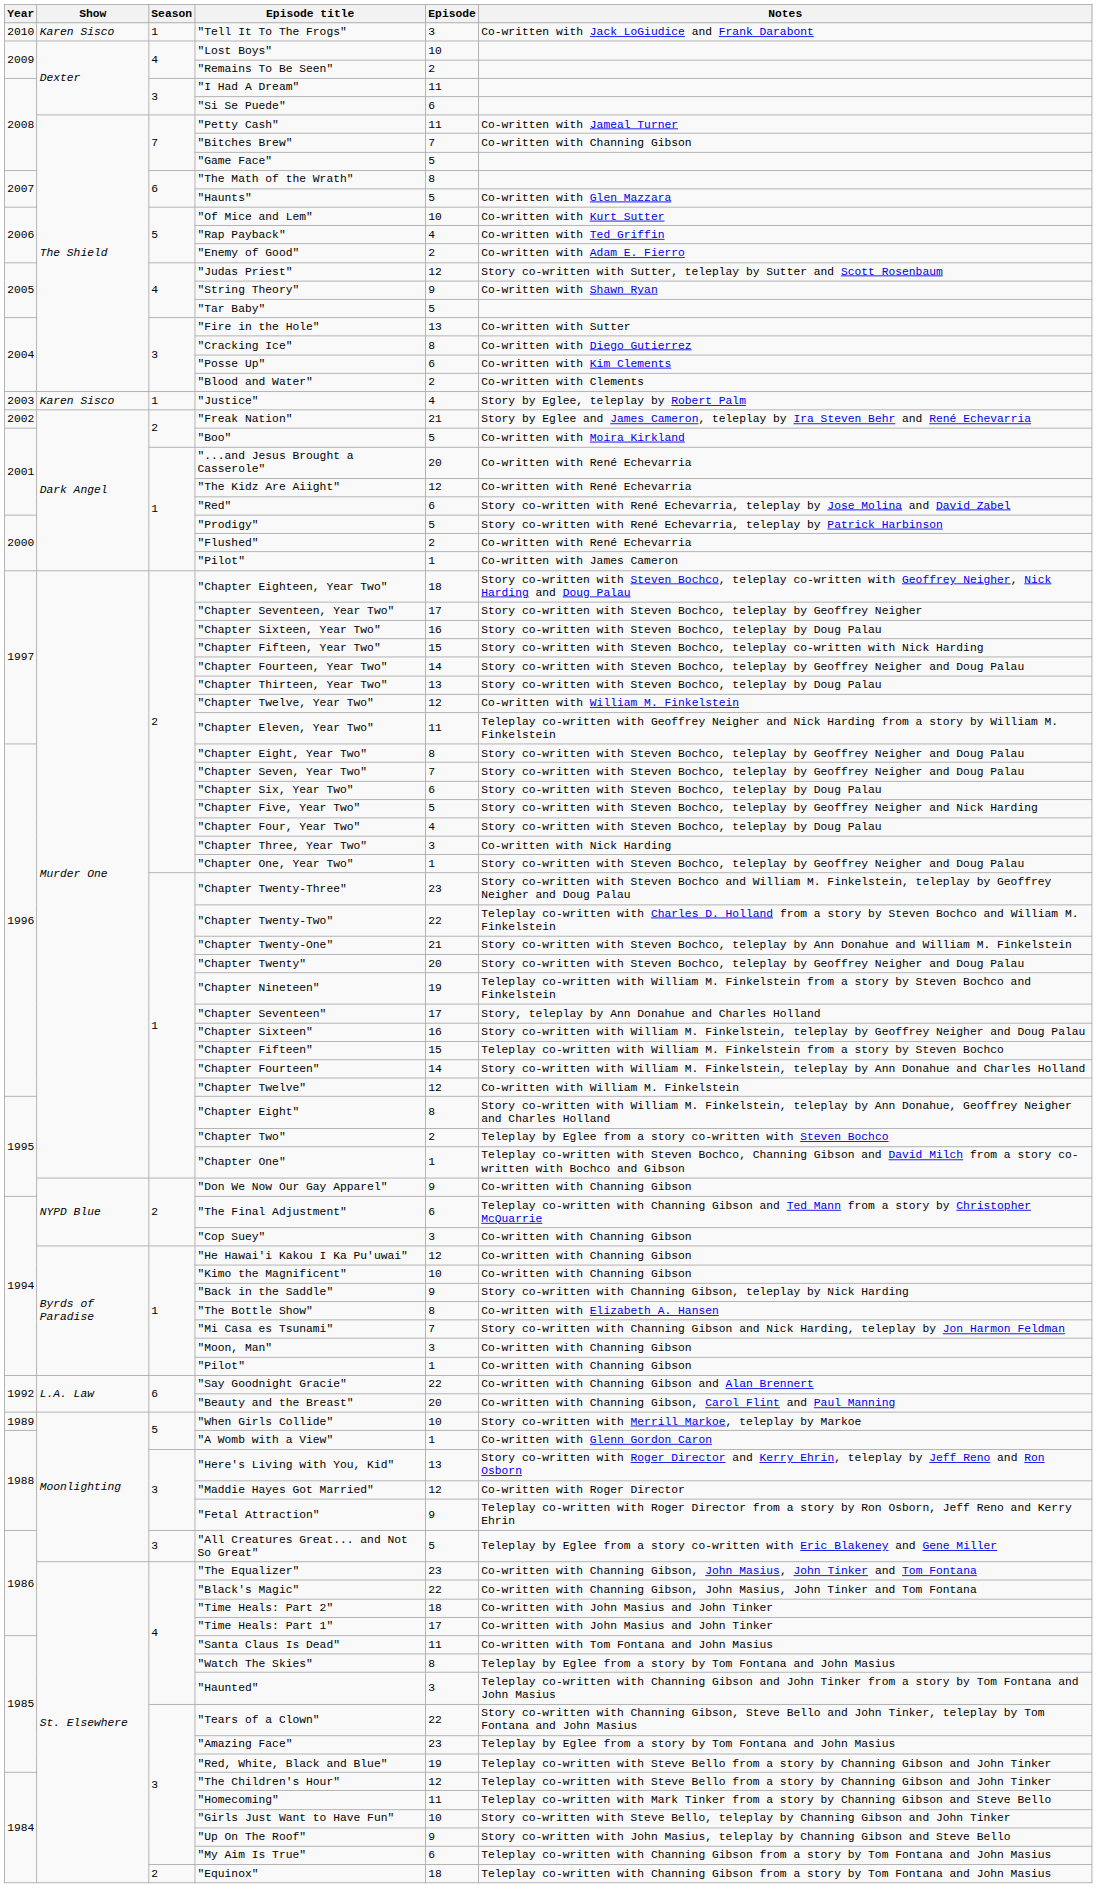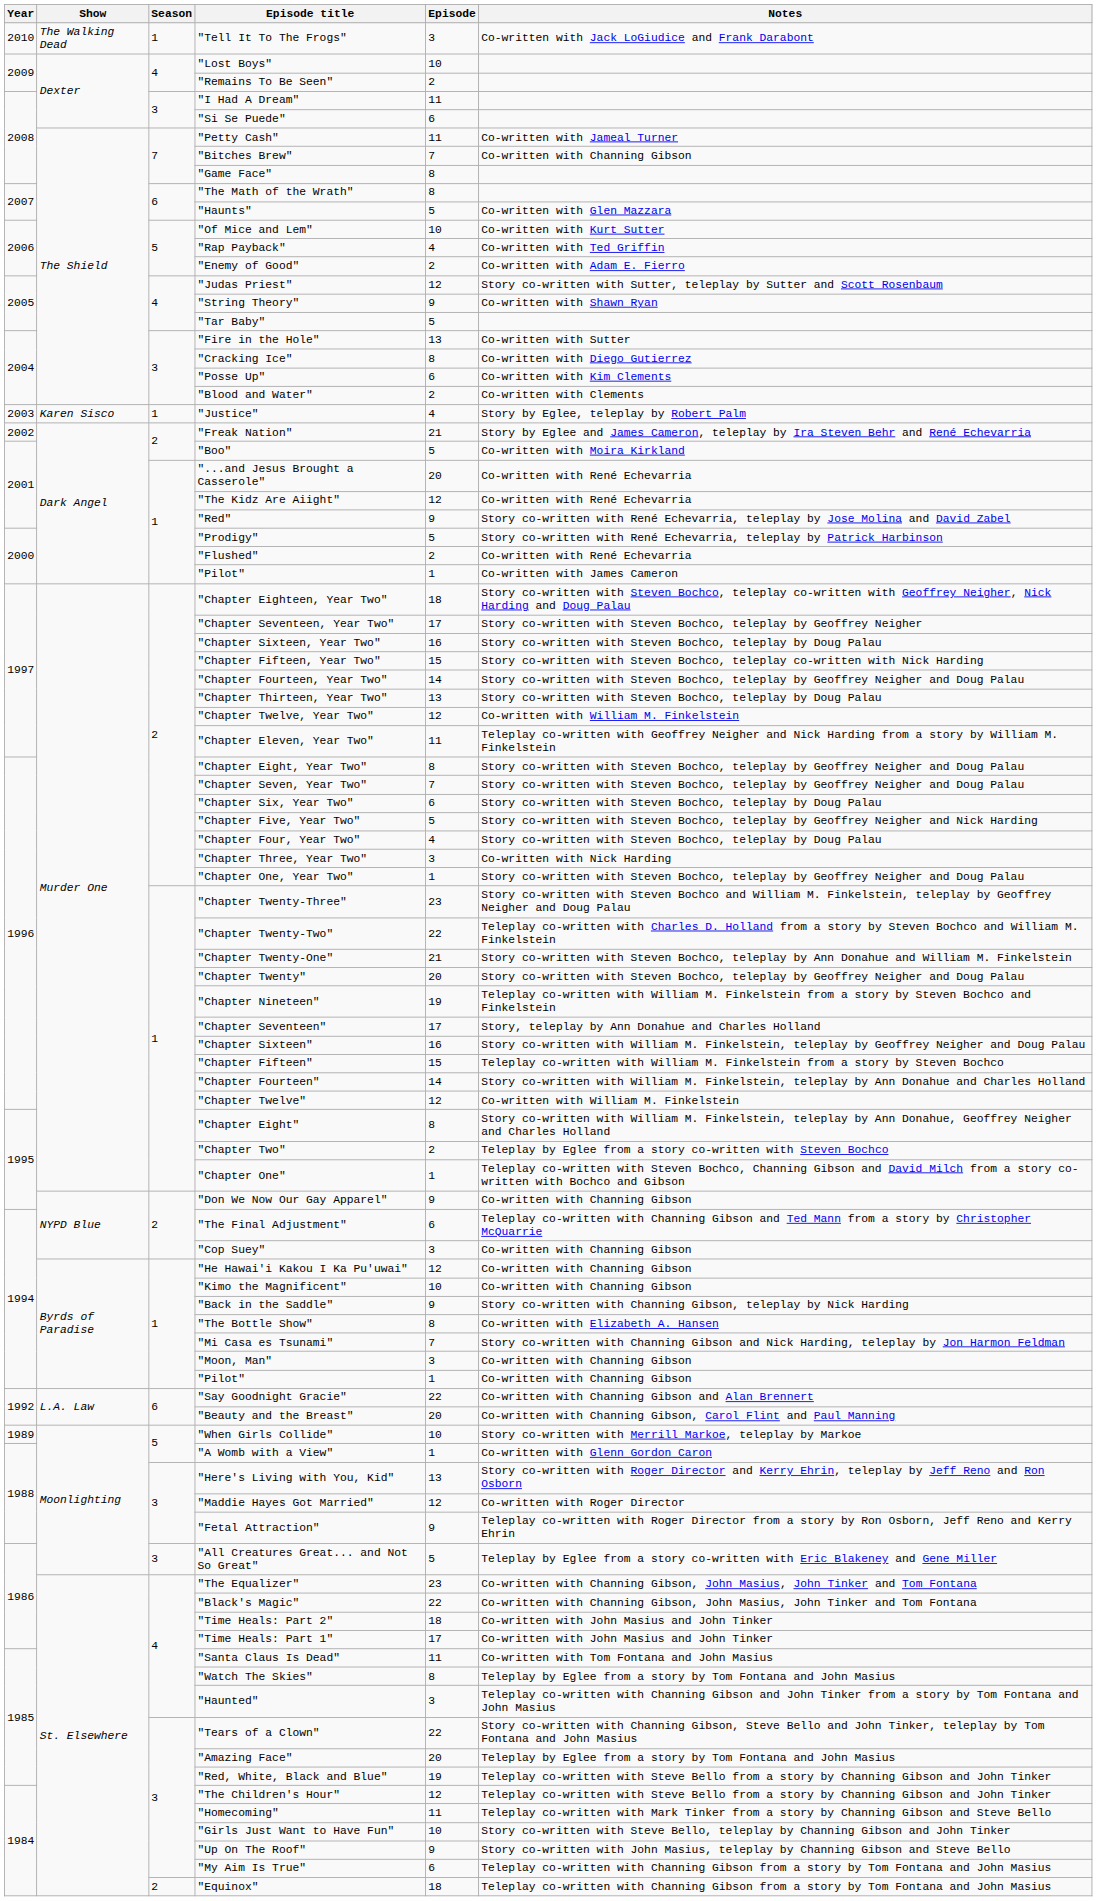(77, 32) Karen Sisco -> (77, 39) The Walking Dead
(432, 161) 5 -> (432, 174) 8
(432, 506) 6 -> (432, 519) 9
(435, 1745) 23 -> (435, 1758) 20
